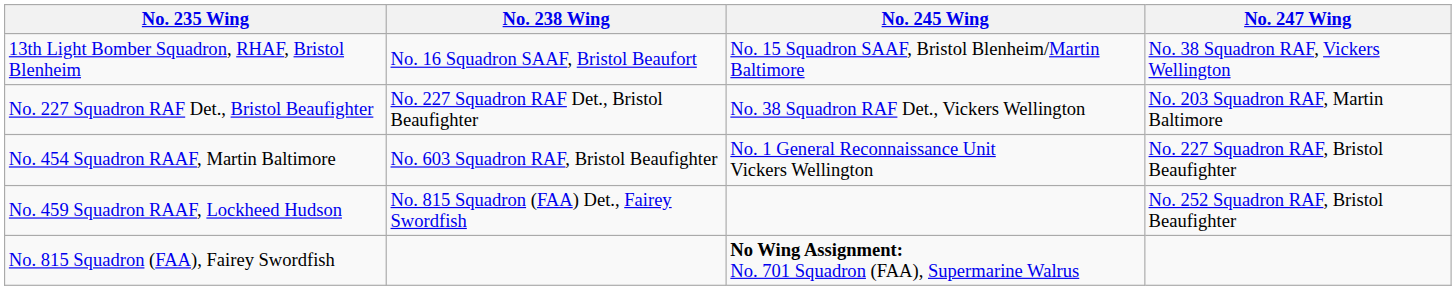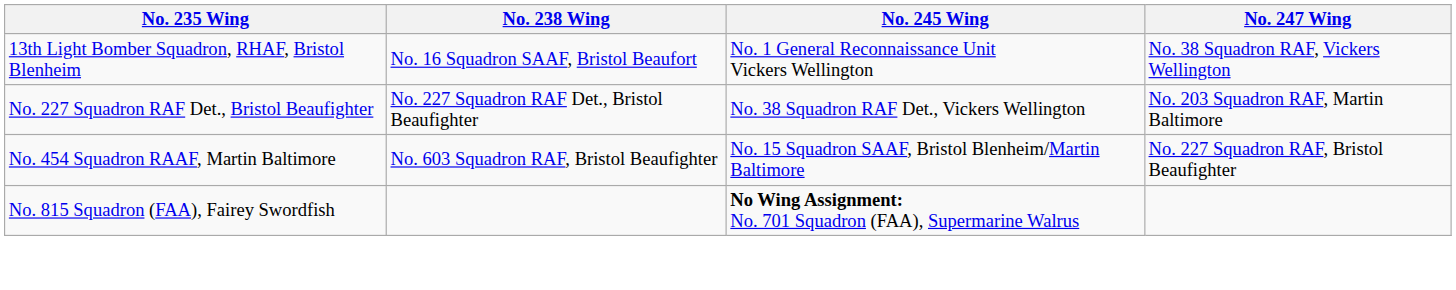(915, 59) No. 15 Squadron SAAF, Bristol Blenheim/Martin Baltimore -> (863, 59) No. 1 General Reconnaissance Unit Vickers Wellington
(863, 159) No. 1 General Reconnaissance Unit Vickers Wellington -> (915, 159) No. 15 Squadron SAAF, Bristol Blenheim/Martin Baltimore
- row: (175, 210)
